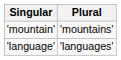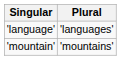rows swapped: (31, 30) <-> (31, 47)
